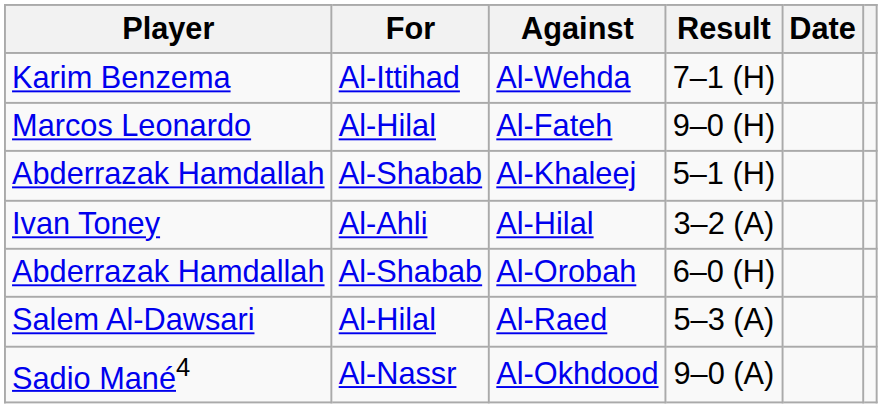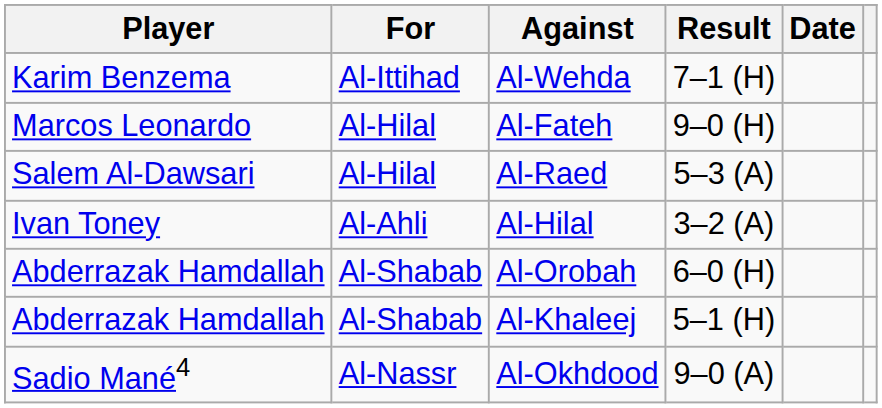rows swapped: (566, 175) <-> (552, 321)
